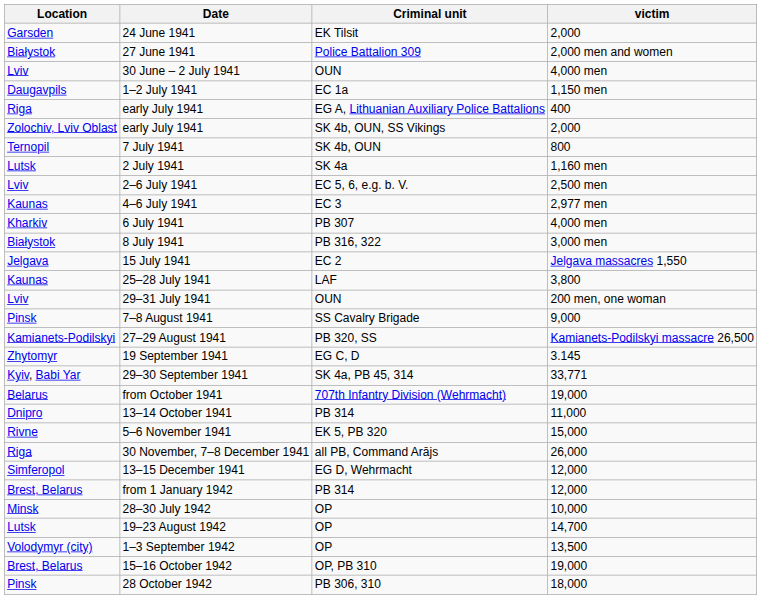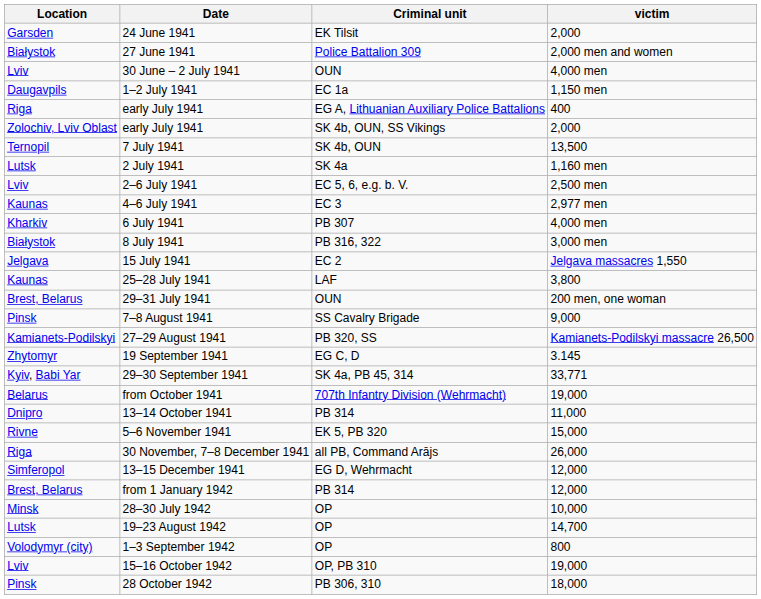(560, 147) 800 -> (569, 147) 13,500
(18, 299) Lviv -> (45, 299) Brest, Belarus
(569, 546) 13,500 -> (560, 546) 800
(45, 565) Brest, Belarus -> (18, 565) Lviv
